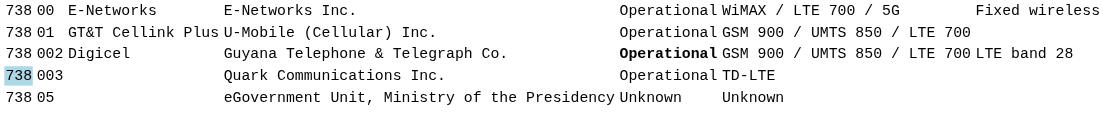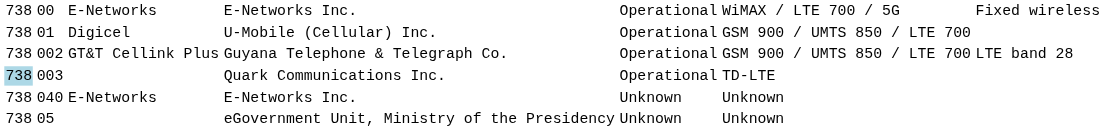(144, 33) GT&T Cellink Plus -> (99, 33) Digicel
(99, 54) Digicel -> (144, 54) GT&T Cellink Plus
(668, 54) bold -> (668, 54) normal
+ row: (50, 98)
